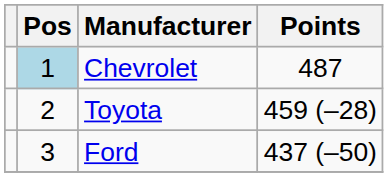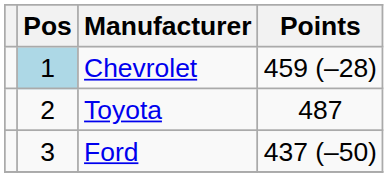(320, 68) 487 -> (320, 68) 459 (–28)
(320, 110) 459 (–28) -> (320, 110) 487
